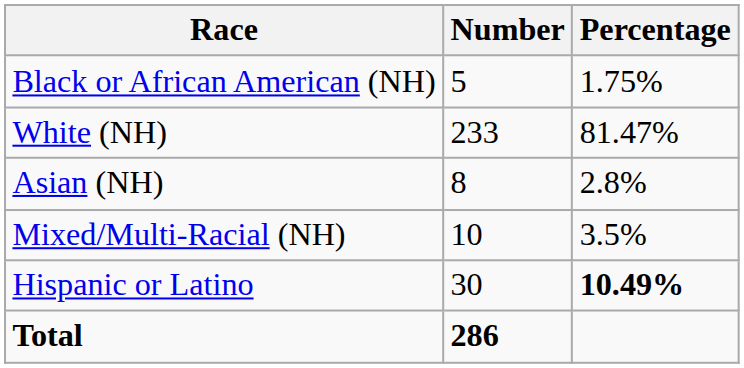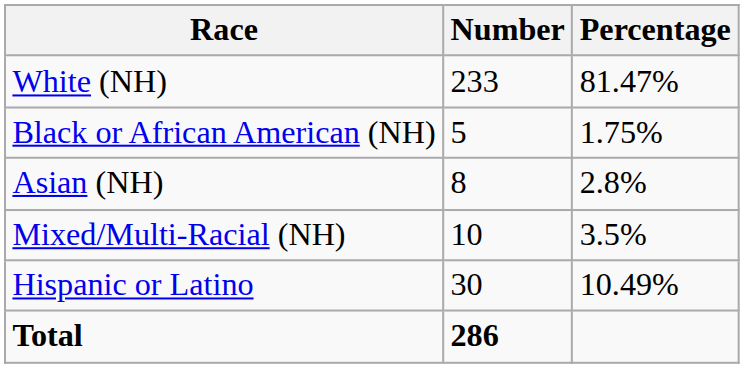rows swapped: (90, 132) <-> (224, 81)
(632, 285) bold -> (629, 285) normal
